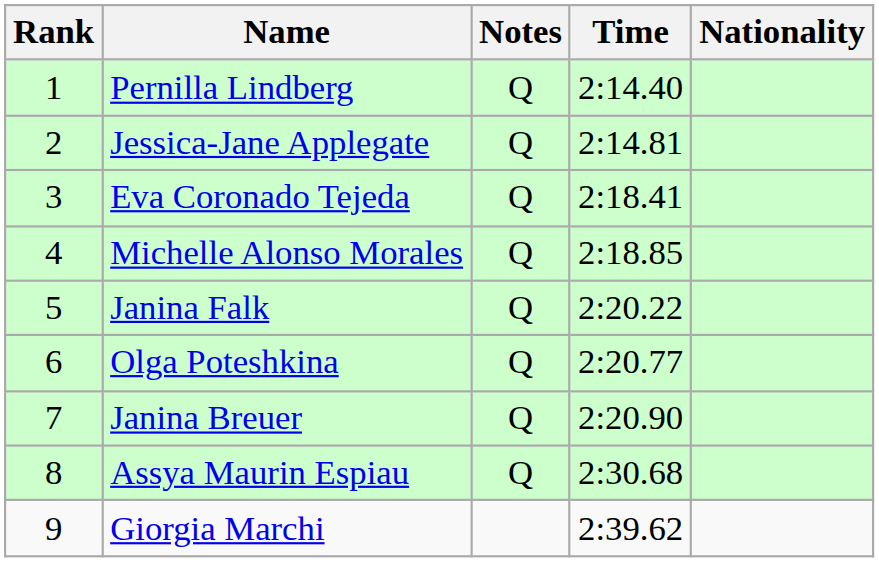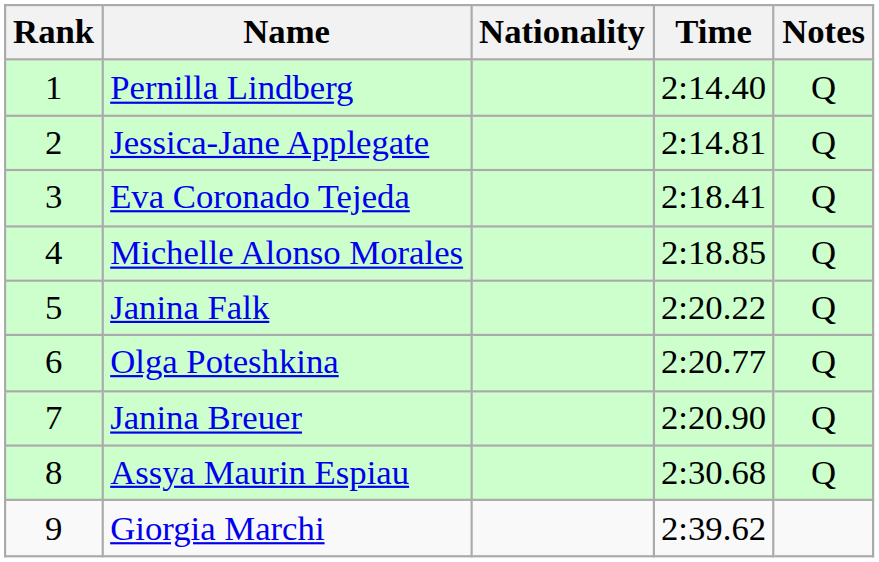columns swapped: (782, 32) <-> (521, 32)
